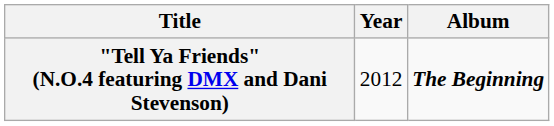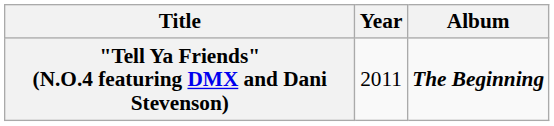(381, 79) 2012 -> (381, 79) 2011
